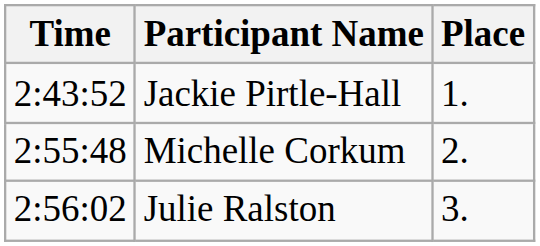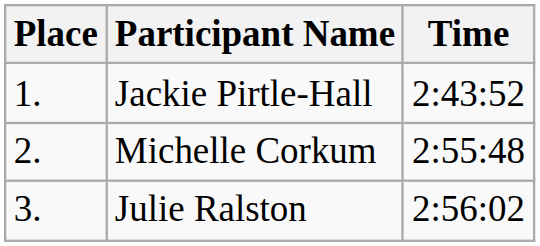columns swapped: (483, 33) <-> (70, 33)
